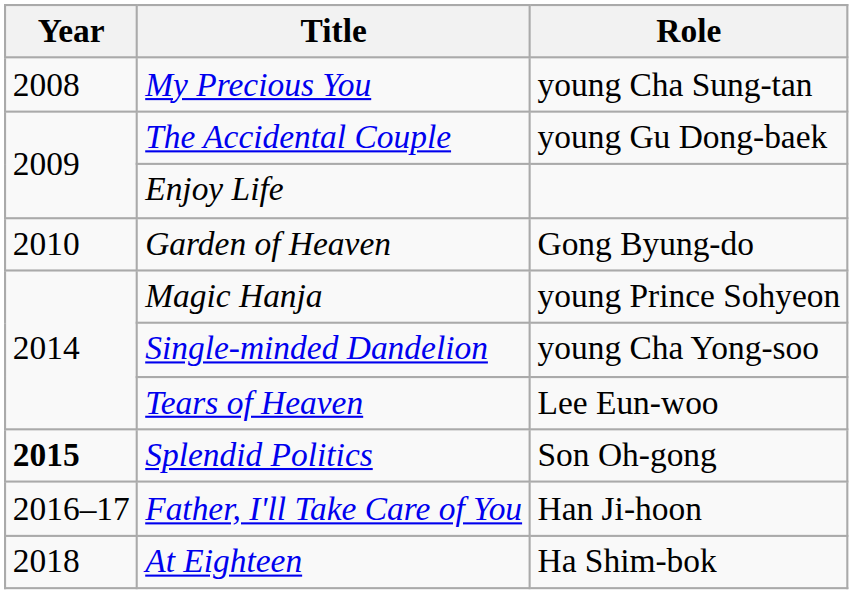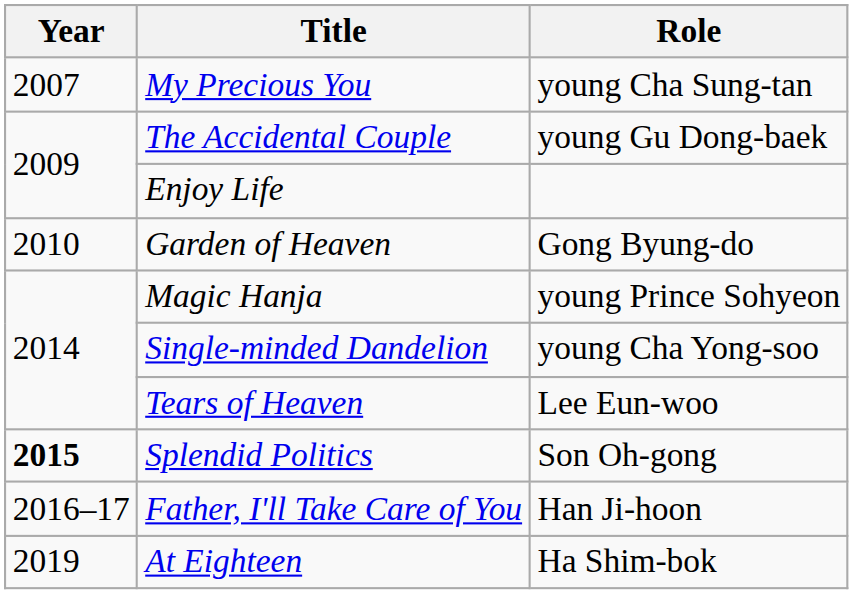(46, 84) 2008 -> (46, 84) 2007
(46, 561) 2018 -> (46, 561) 2019
